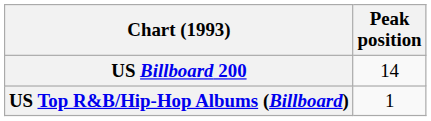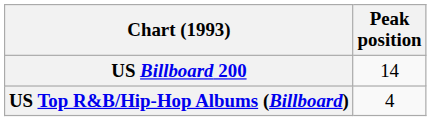(390, 100) 1 -> (390, 100) 4
